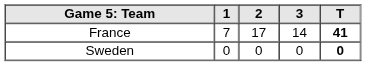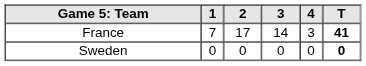+ column: (311, 14)
